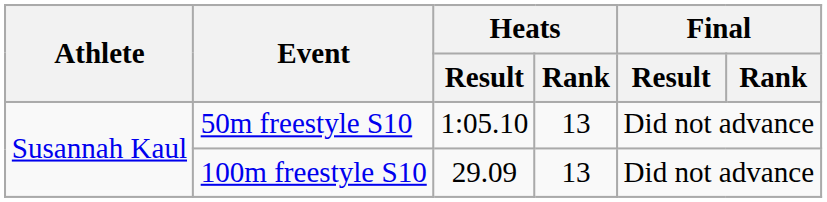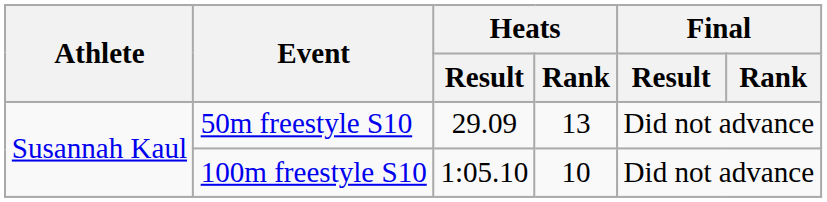(484, 124) 1:05.10 -> (484, 124) 29.09
(484, 172) 29.09 -> (484, 172) 1:05.10
(576, 172) 13 -> (576, 172) 10
